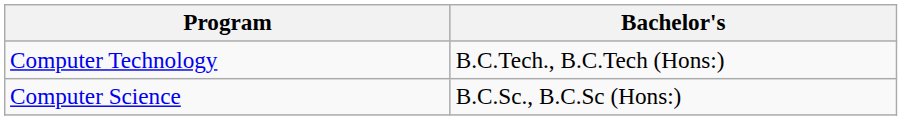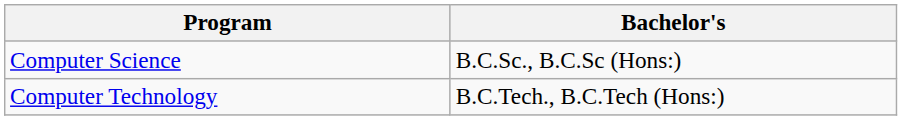rows swapped: (95, 96) <-> (114, 59)
